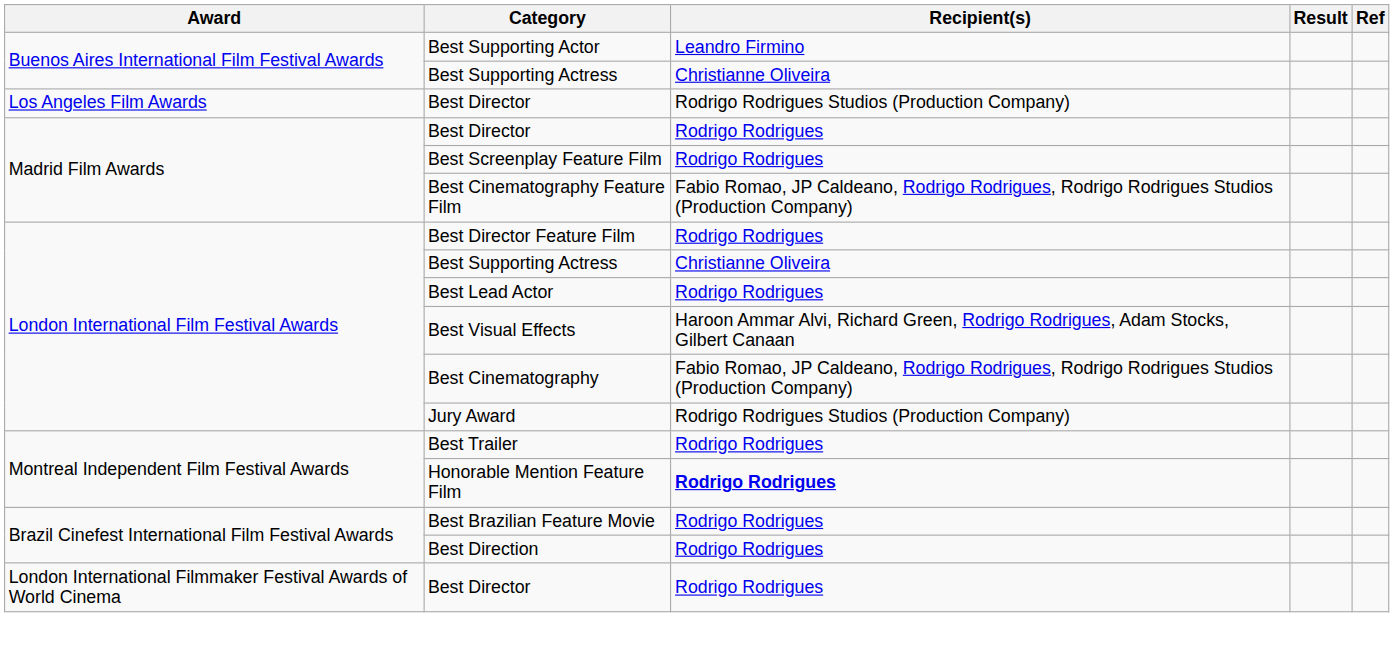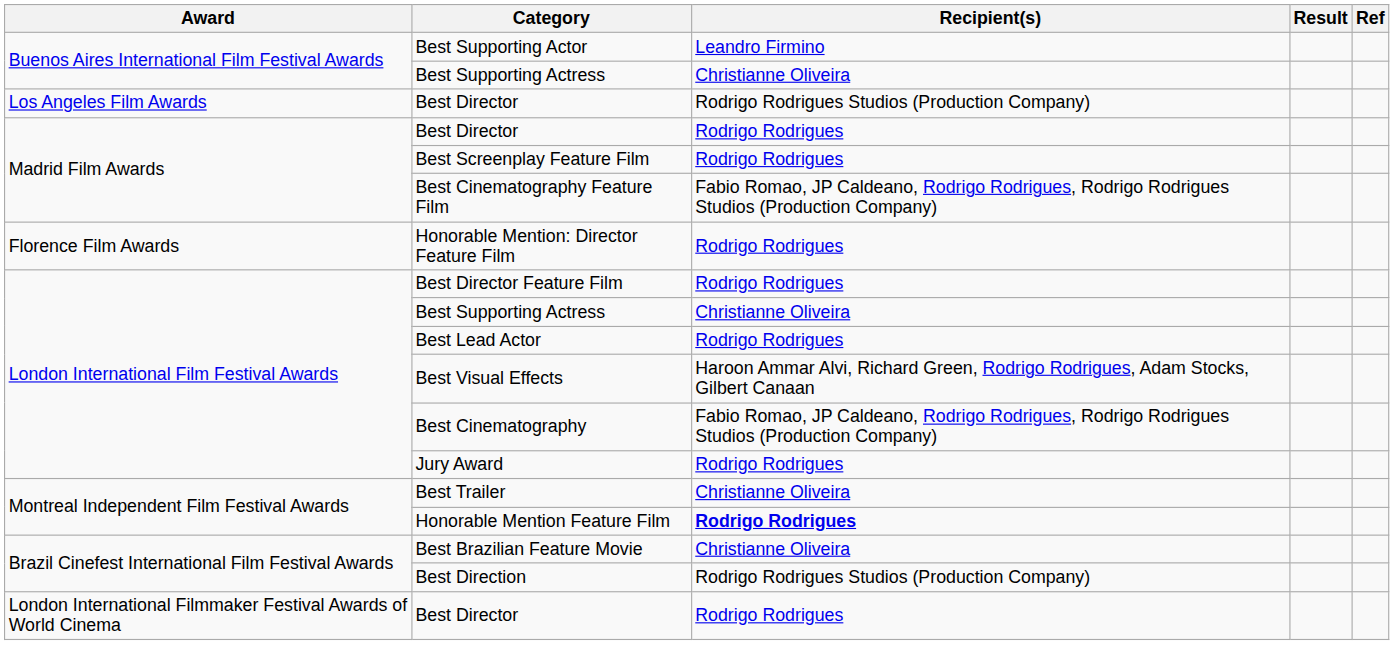+ row: (94, 245)
(872, 416) Rodrigo Rodrigues Studios (Production Company) -> (769, 464) Rodrigo Rodrigues
(749, 444) Rodrigo Rodrigues -> (773, 492) Christianne Oliveira
(749, 520) Rodrigo Rodrigues -> (773, 549) Christianne Oliveira
(749, 549) Rodrigo Rodrigues -> (893, 577) Rodrigo Rodrigues Studios (Production Company)
